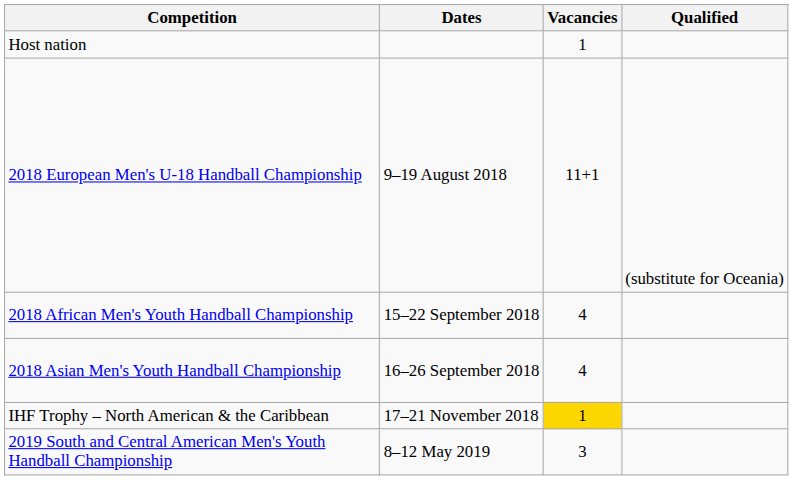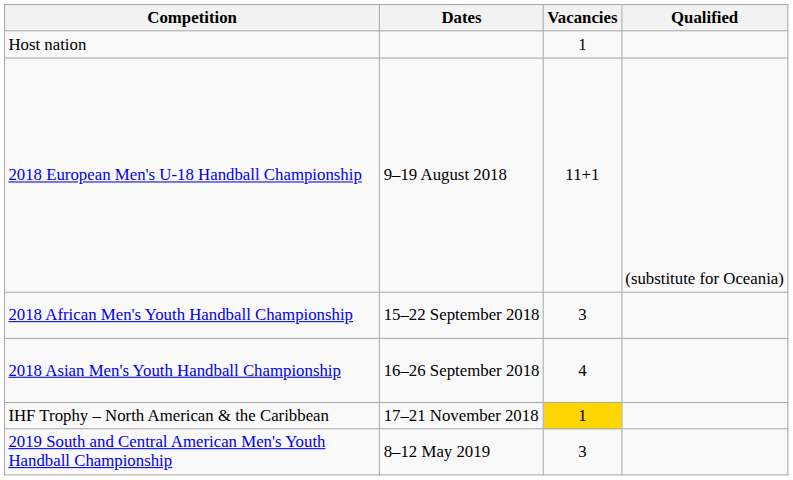(582, 315) 4 -> (582, 315) 3
